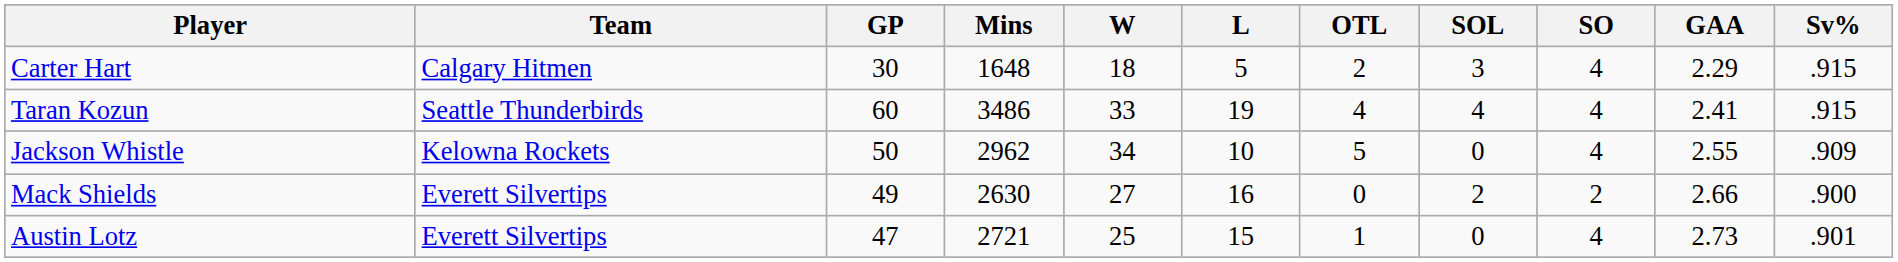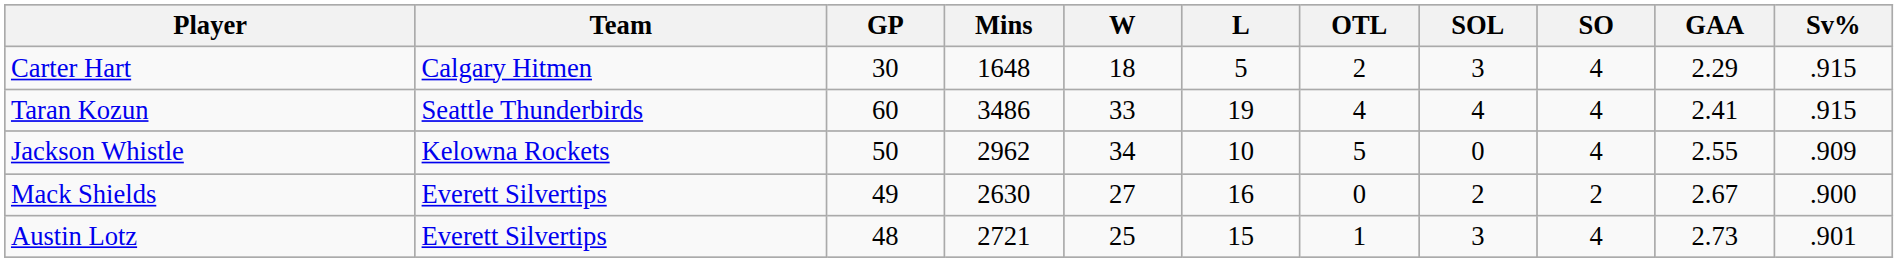(1715, 194) 2.66 -> (1715, 194) 2.67
(885, 236) 47 -> (885, 236) 48
(1478, 236) 0 -> (1478, 236) 3
